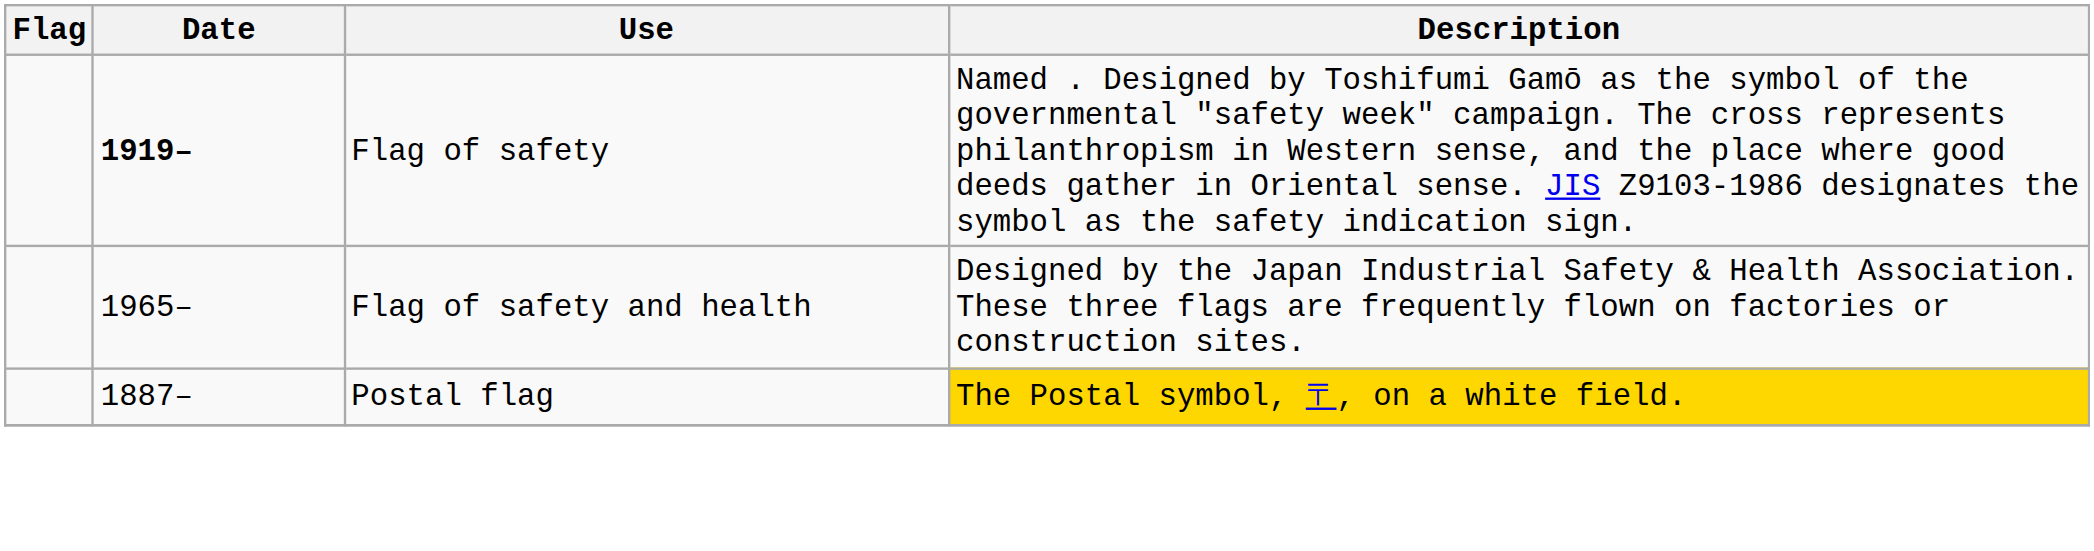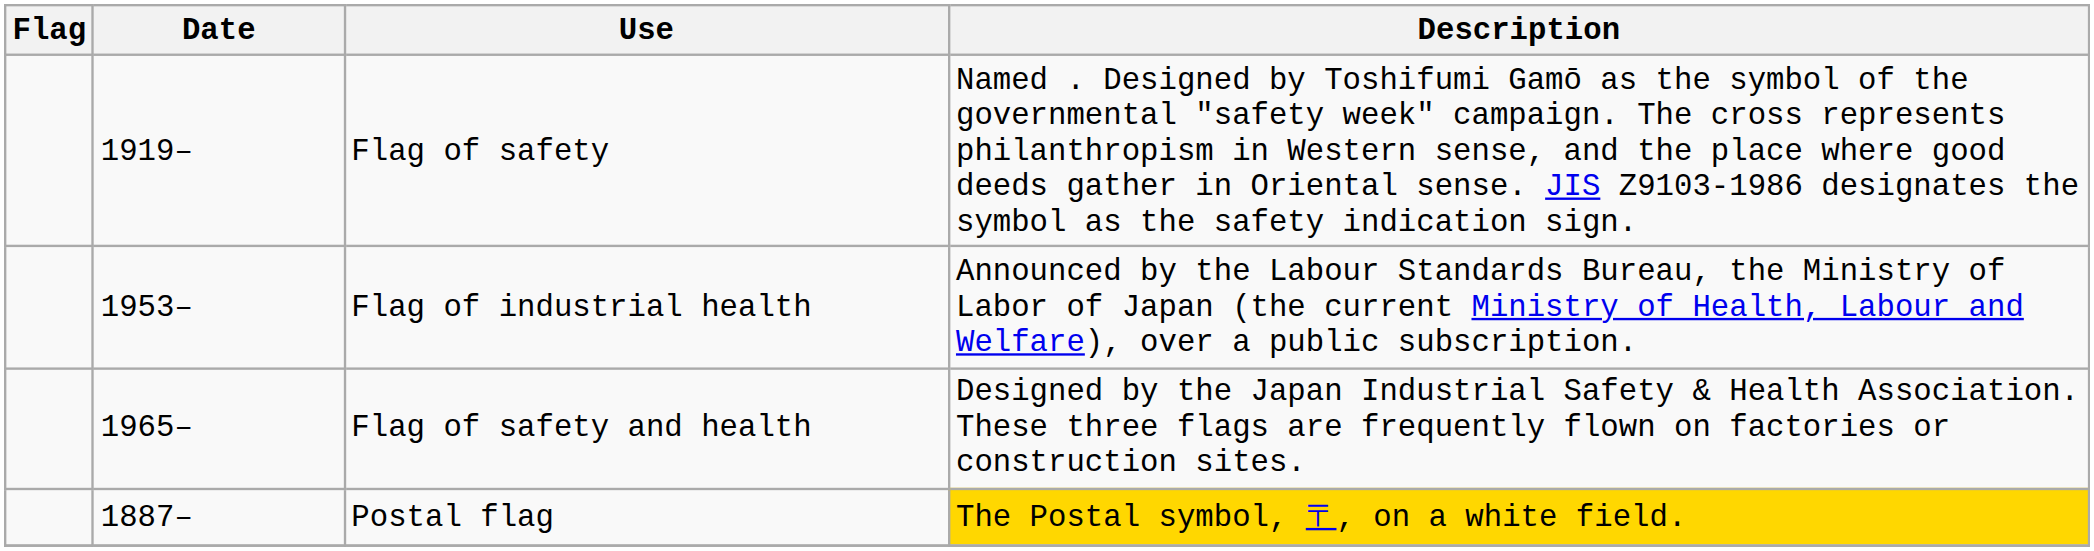(147, 151) bold -> (147, 151) normal
+ row: (582, 307)
